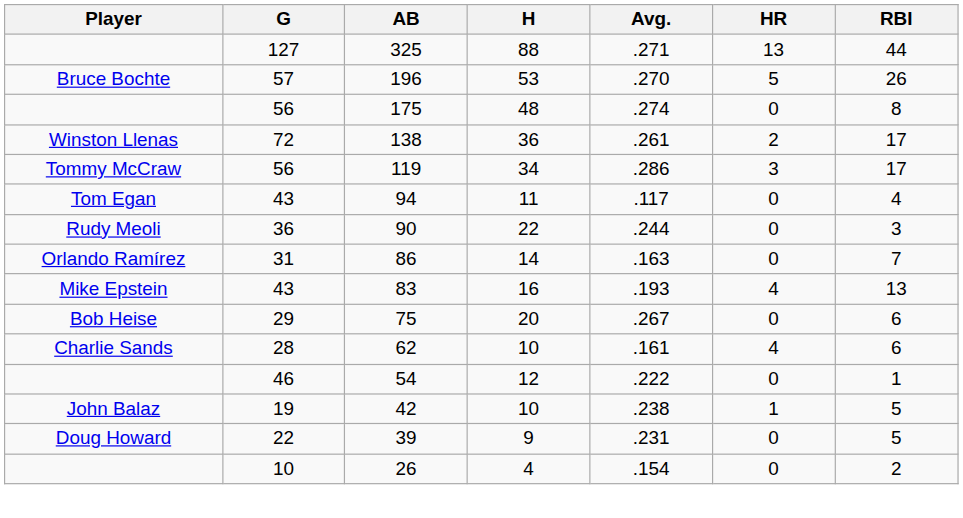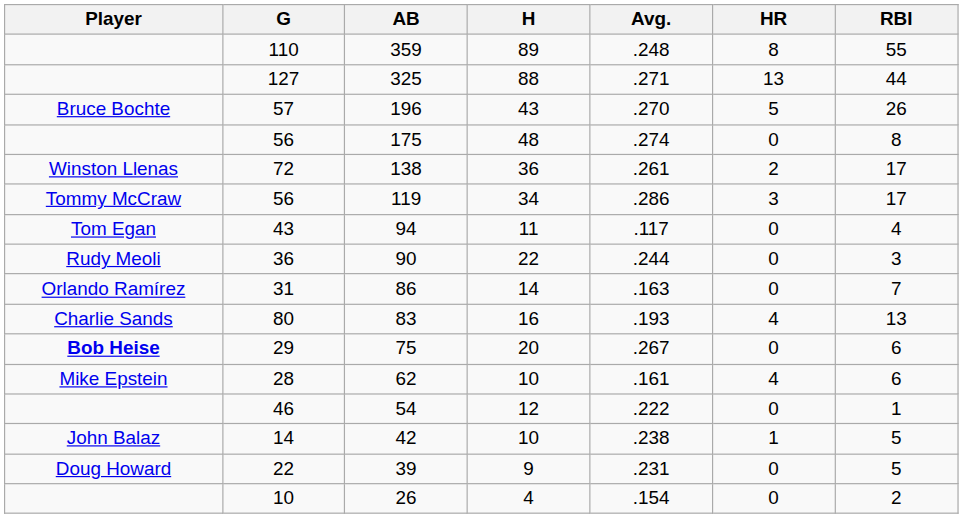+ row: (406, 49)
(529, 79) 53 -> (529, 109) 43
(113, 288) Mike Epstein -> (113, 318) Charlie Sands
(284, 288) 43 -> (284, 318) 80
(113, 318) normal -> (113, 348) bold
(113, 348) Charlie Sands -> (113, 378) Mike Epstein
(284, 408) 19 -> (284, 438) 14
